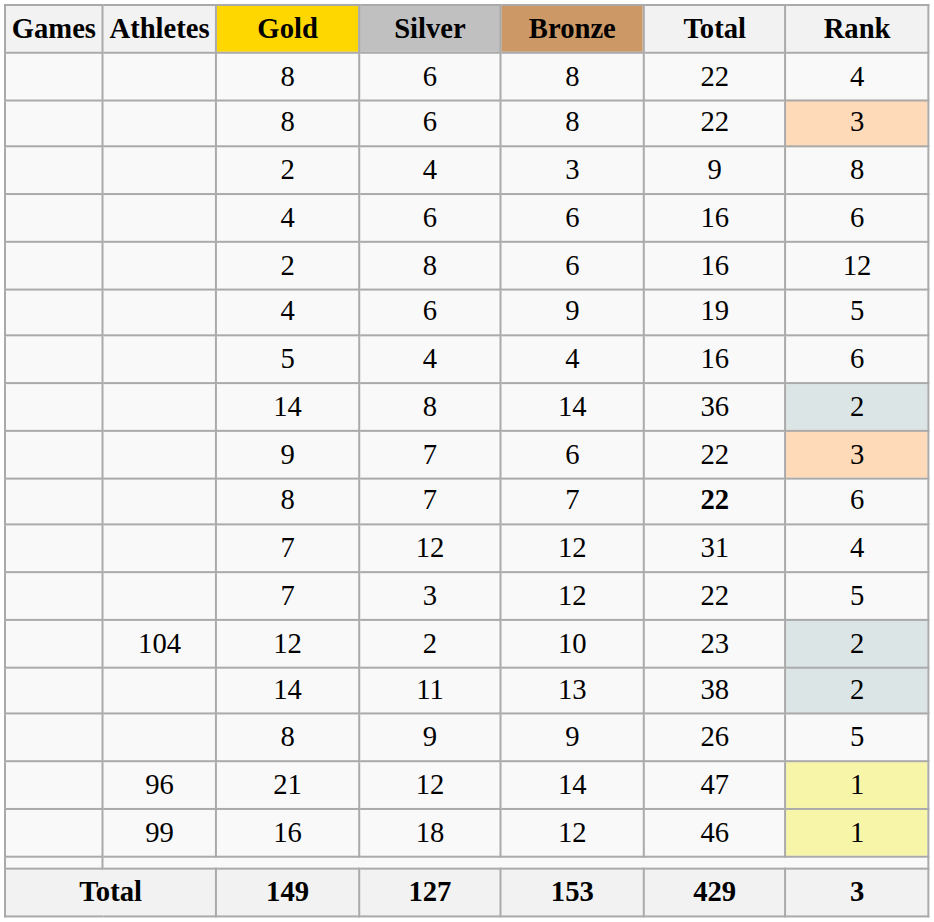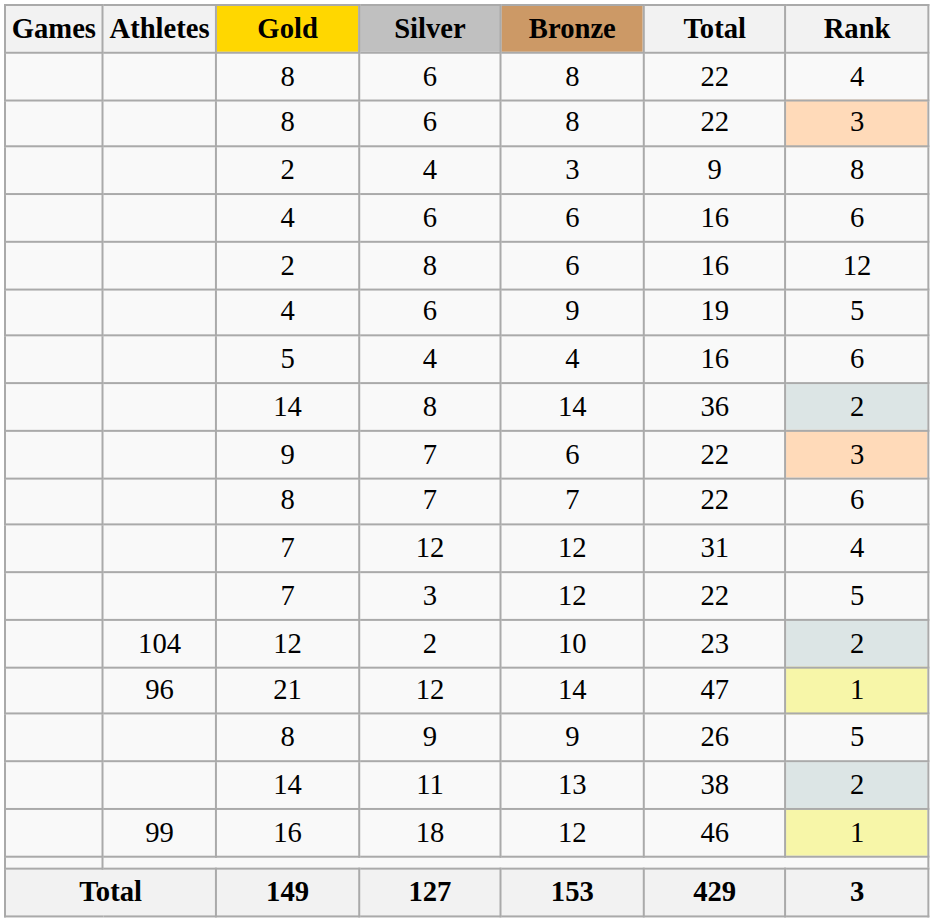(715, 501) bold -> (715, 501) normal
rows swapped: (288, 690) <-> (288, 784)
